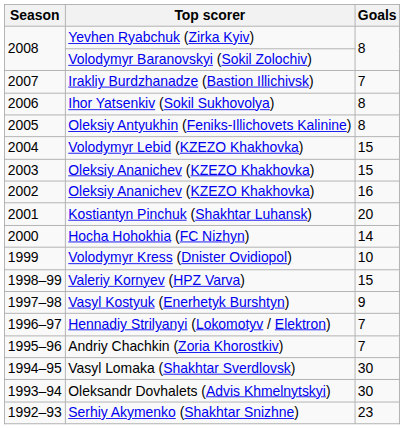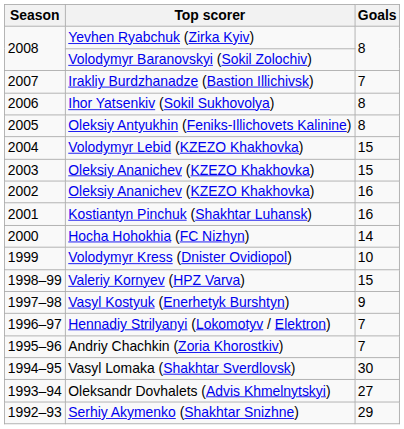(366, 214) 20 -> (366, 214) 16
(366, 390) 30 -> (366, 390) 27
(366, 412) 23 -> (366, 412) 29
